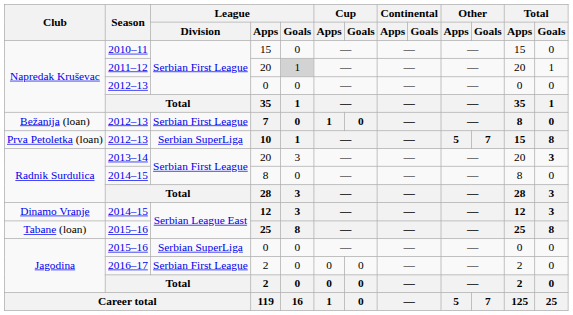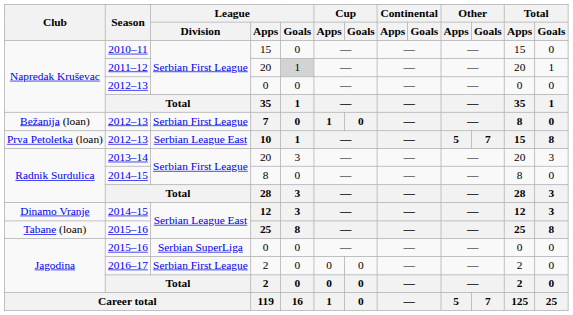(200, 139) Serbian SuperLiga -> (200, 139) Serbian League East
(551, 157) bold -> (551, 157) normal
